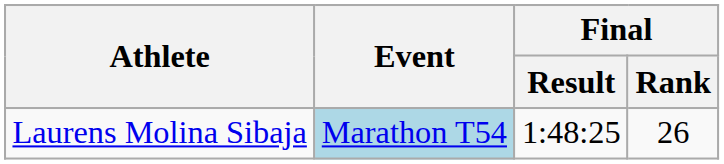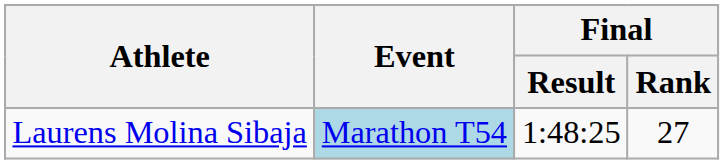(673, 132) 26 -> (673, 132) 27
